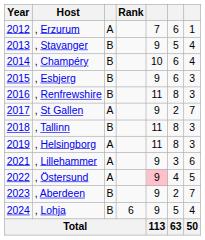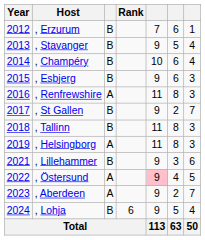(110, 29) A -> (110, 29) B
(110, 95) B -> (110, 95) A
(110, 111) A -> (110, 111) B
(110, 161) A -> (110, 161) B
(110, 194) B -> (110, 194) A
